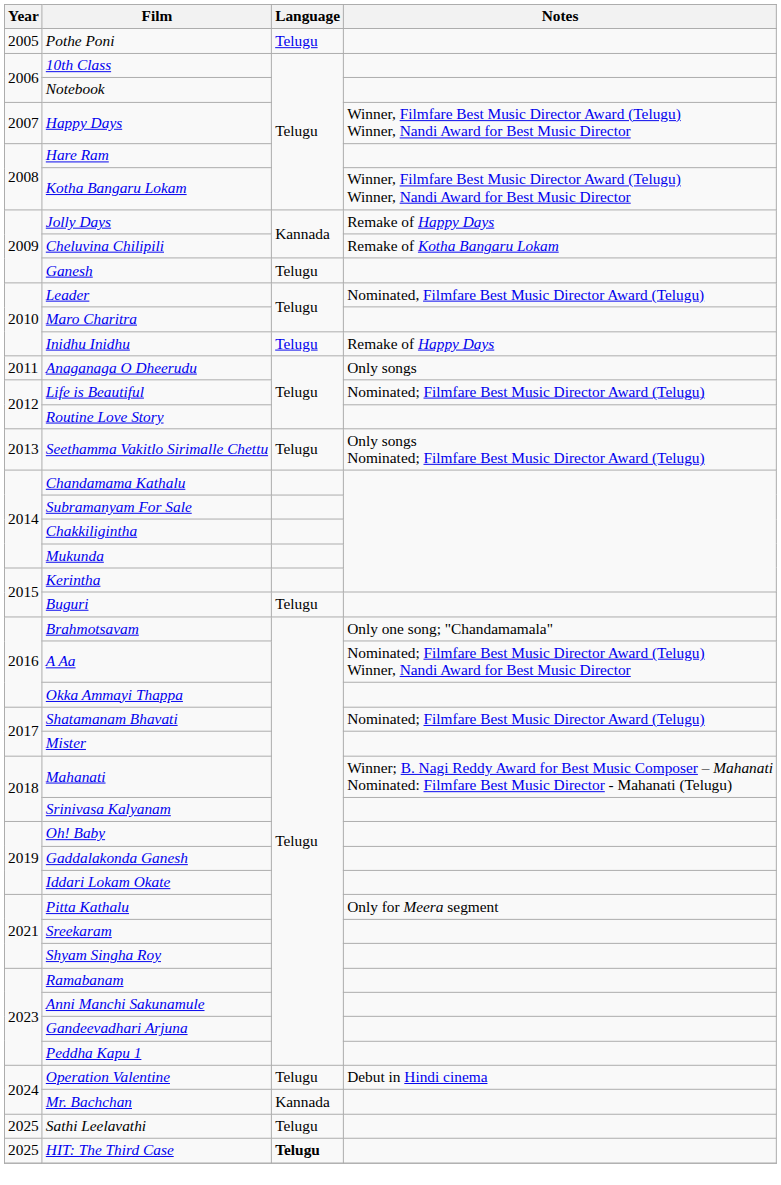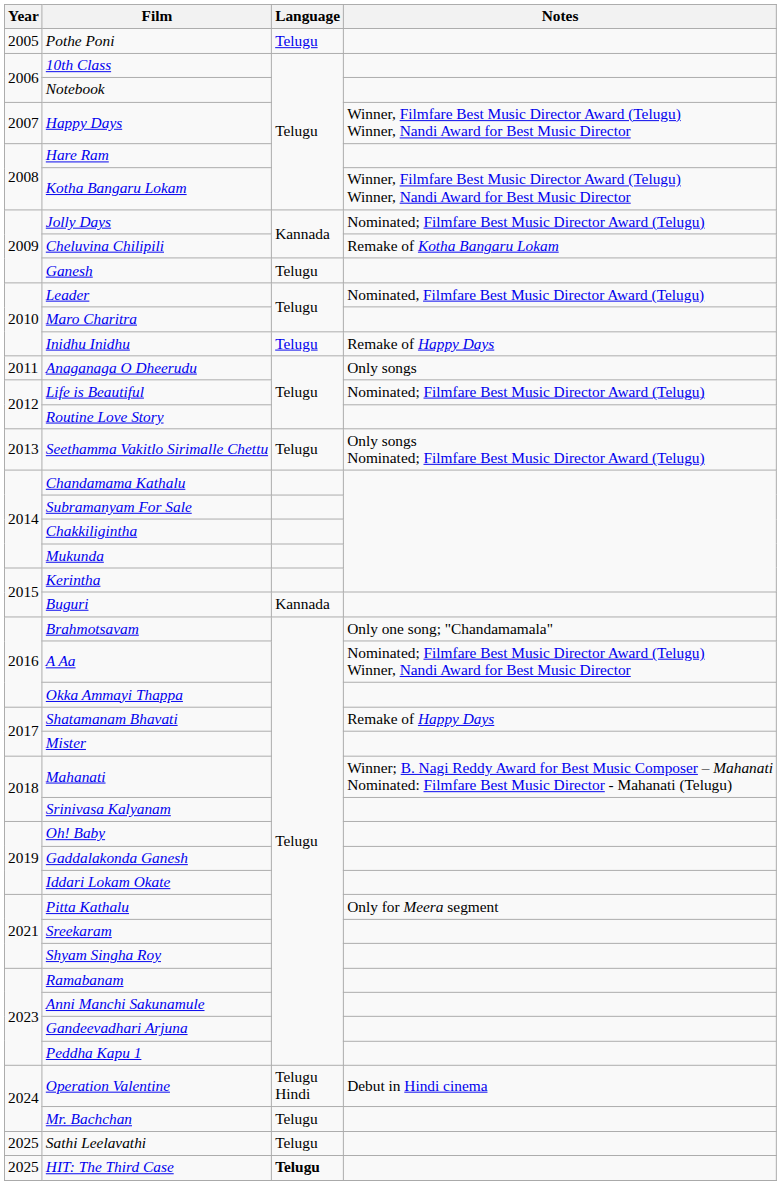(421, 221) Remake of Happy Days -> (526, 221) Nominated; Filmfare Best Music Director Award (Telugu)
(296, 604) Telugu -> (302, 604) Kannada
(526, 719) Nominated; Filmfare Best Music Director Award (Telugu) -> (421, 719) Remake of Happy Days
(296, 1077) Telugu -> (296, 1086) Telugu Hindi
(302, 1101) Kannada -> (296, 1119) Telugu
